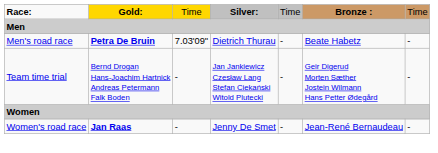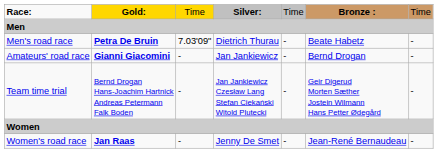+ row: (48, 56)
